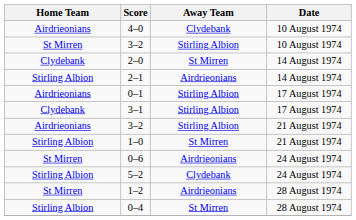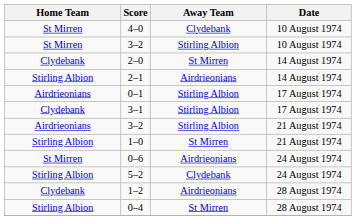(63, 28) Airdrieonians -> (63, 28) St Mirren
(63, 191) St Mirren -> (63, 191) Clydebank
